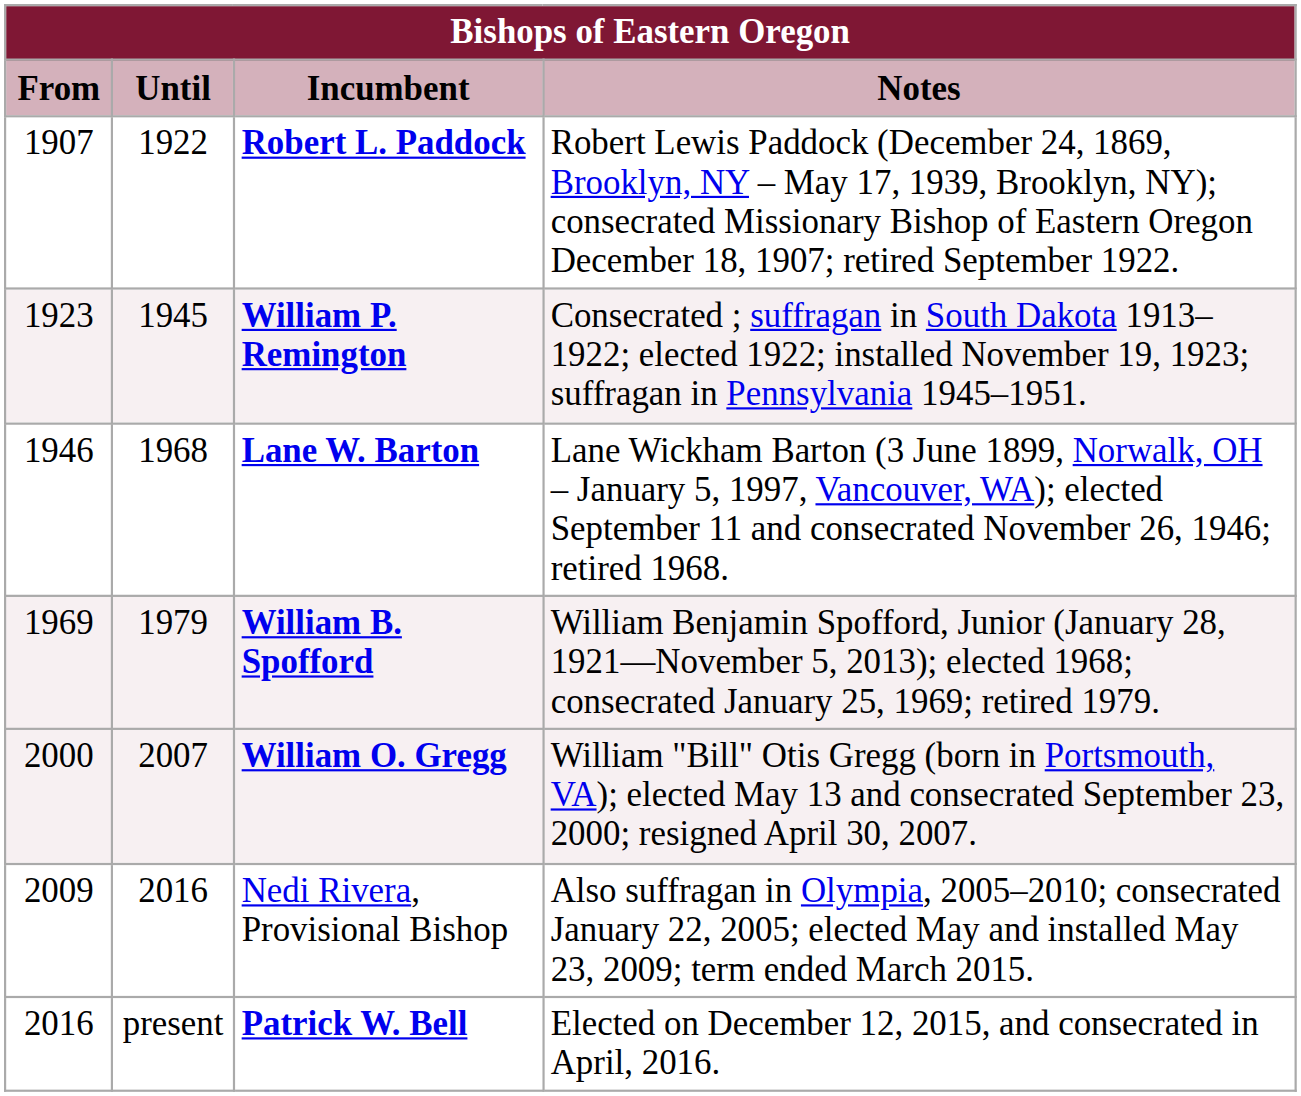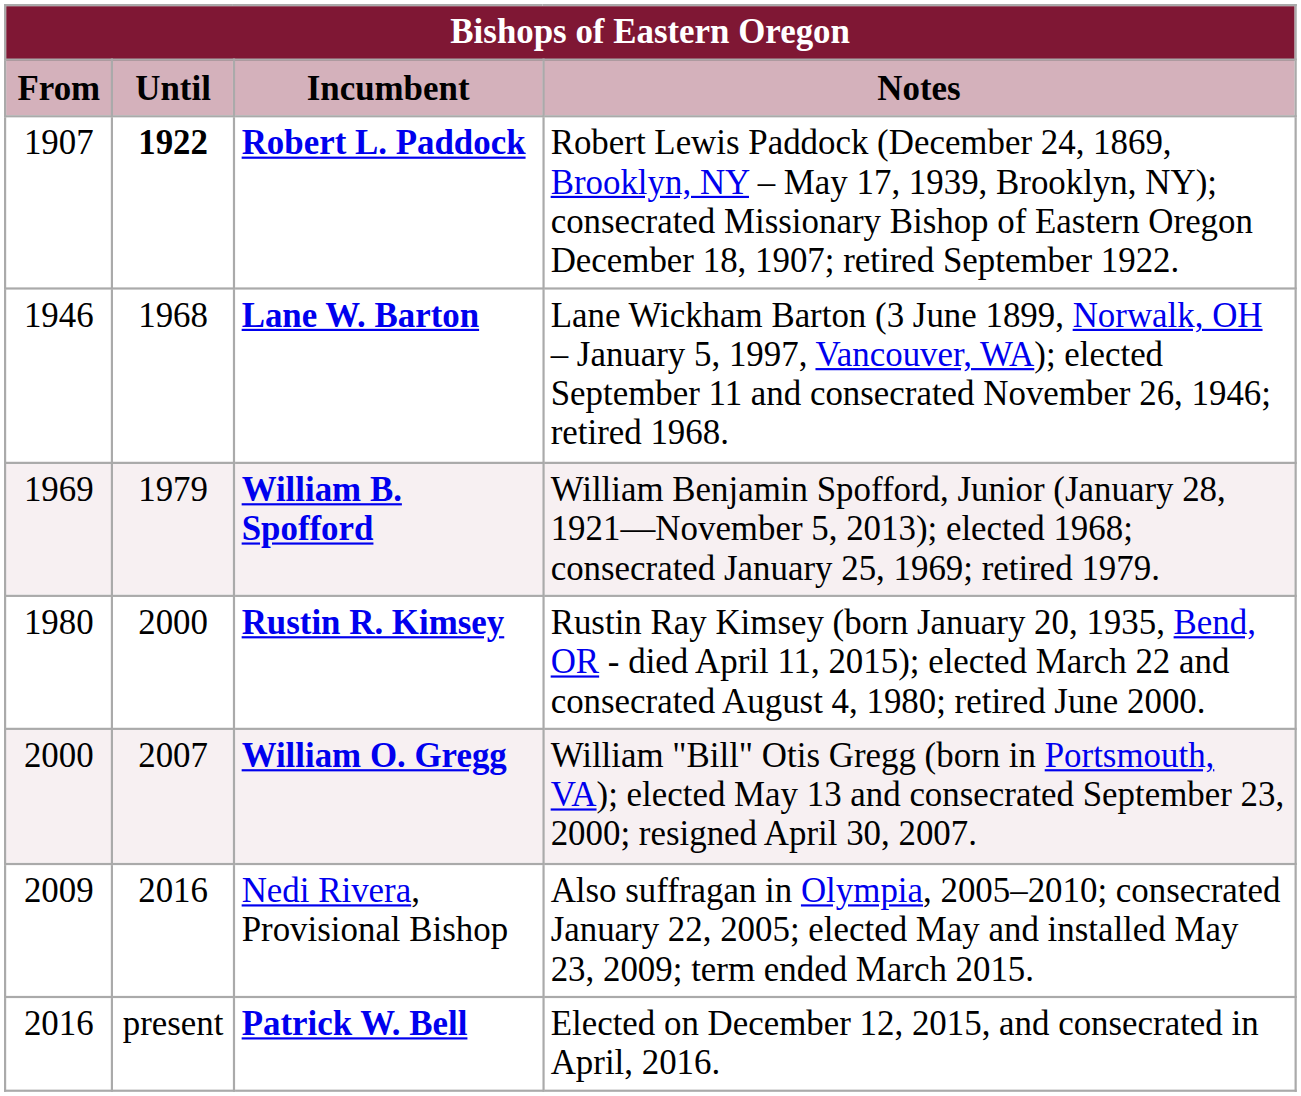(173, 142) normal -> (173, 142) bold
- row: (324, 335)
+ row: (373, 622)
